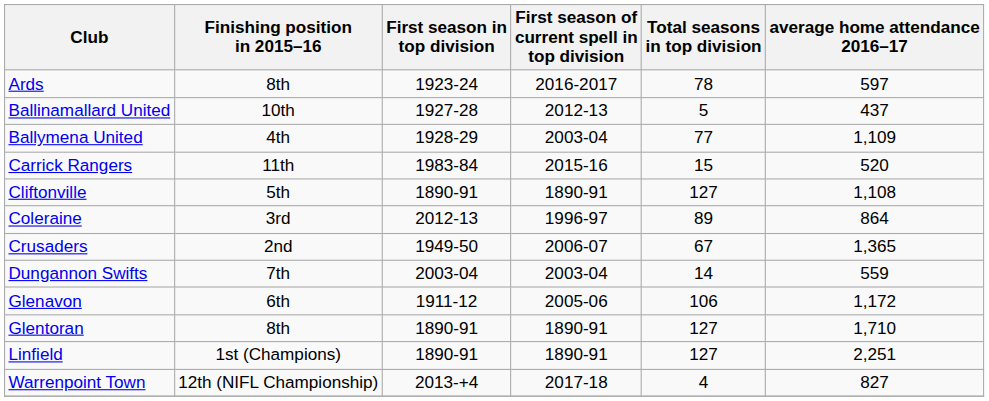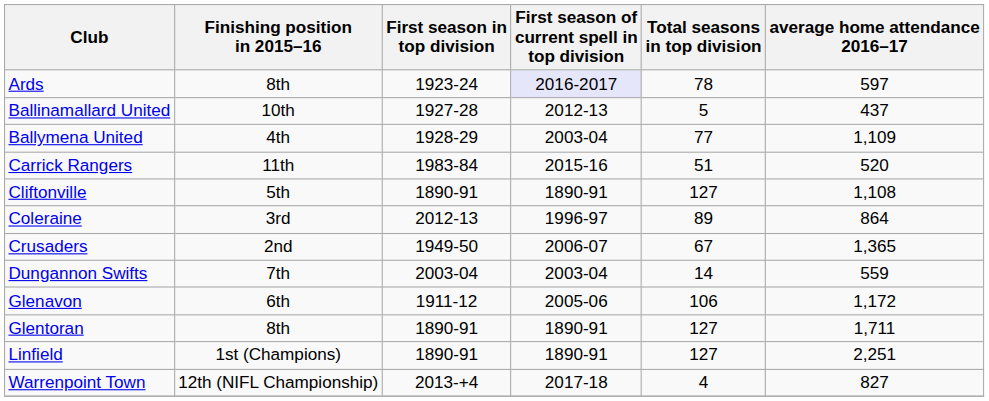(576, 83) no background -> (576, 83) lavender background
(704, 165) 15 -> (704, 165) 51
(875, 328) 1,710 -> (875, 328) 1,711
